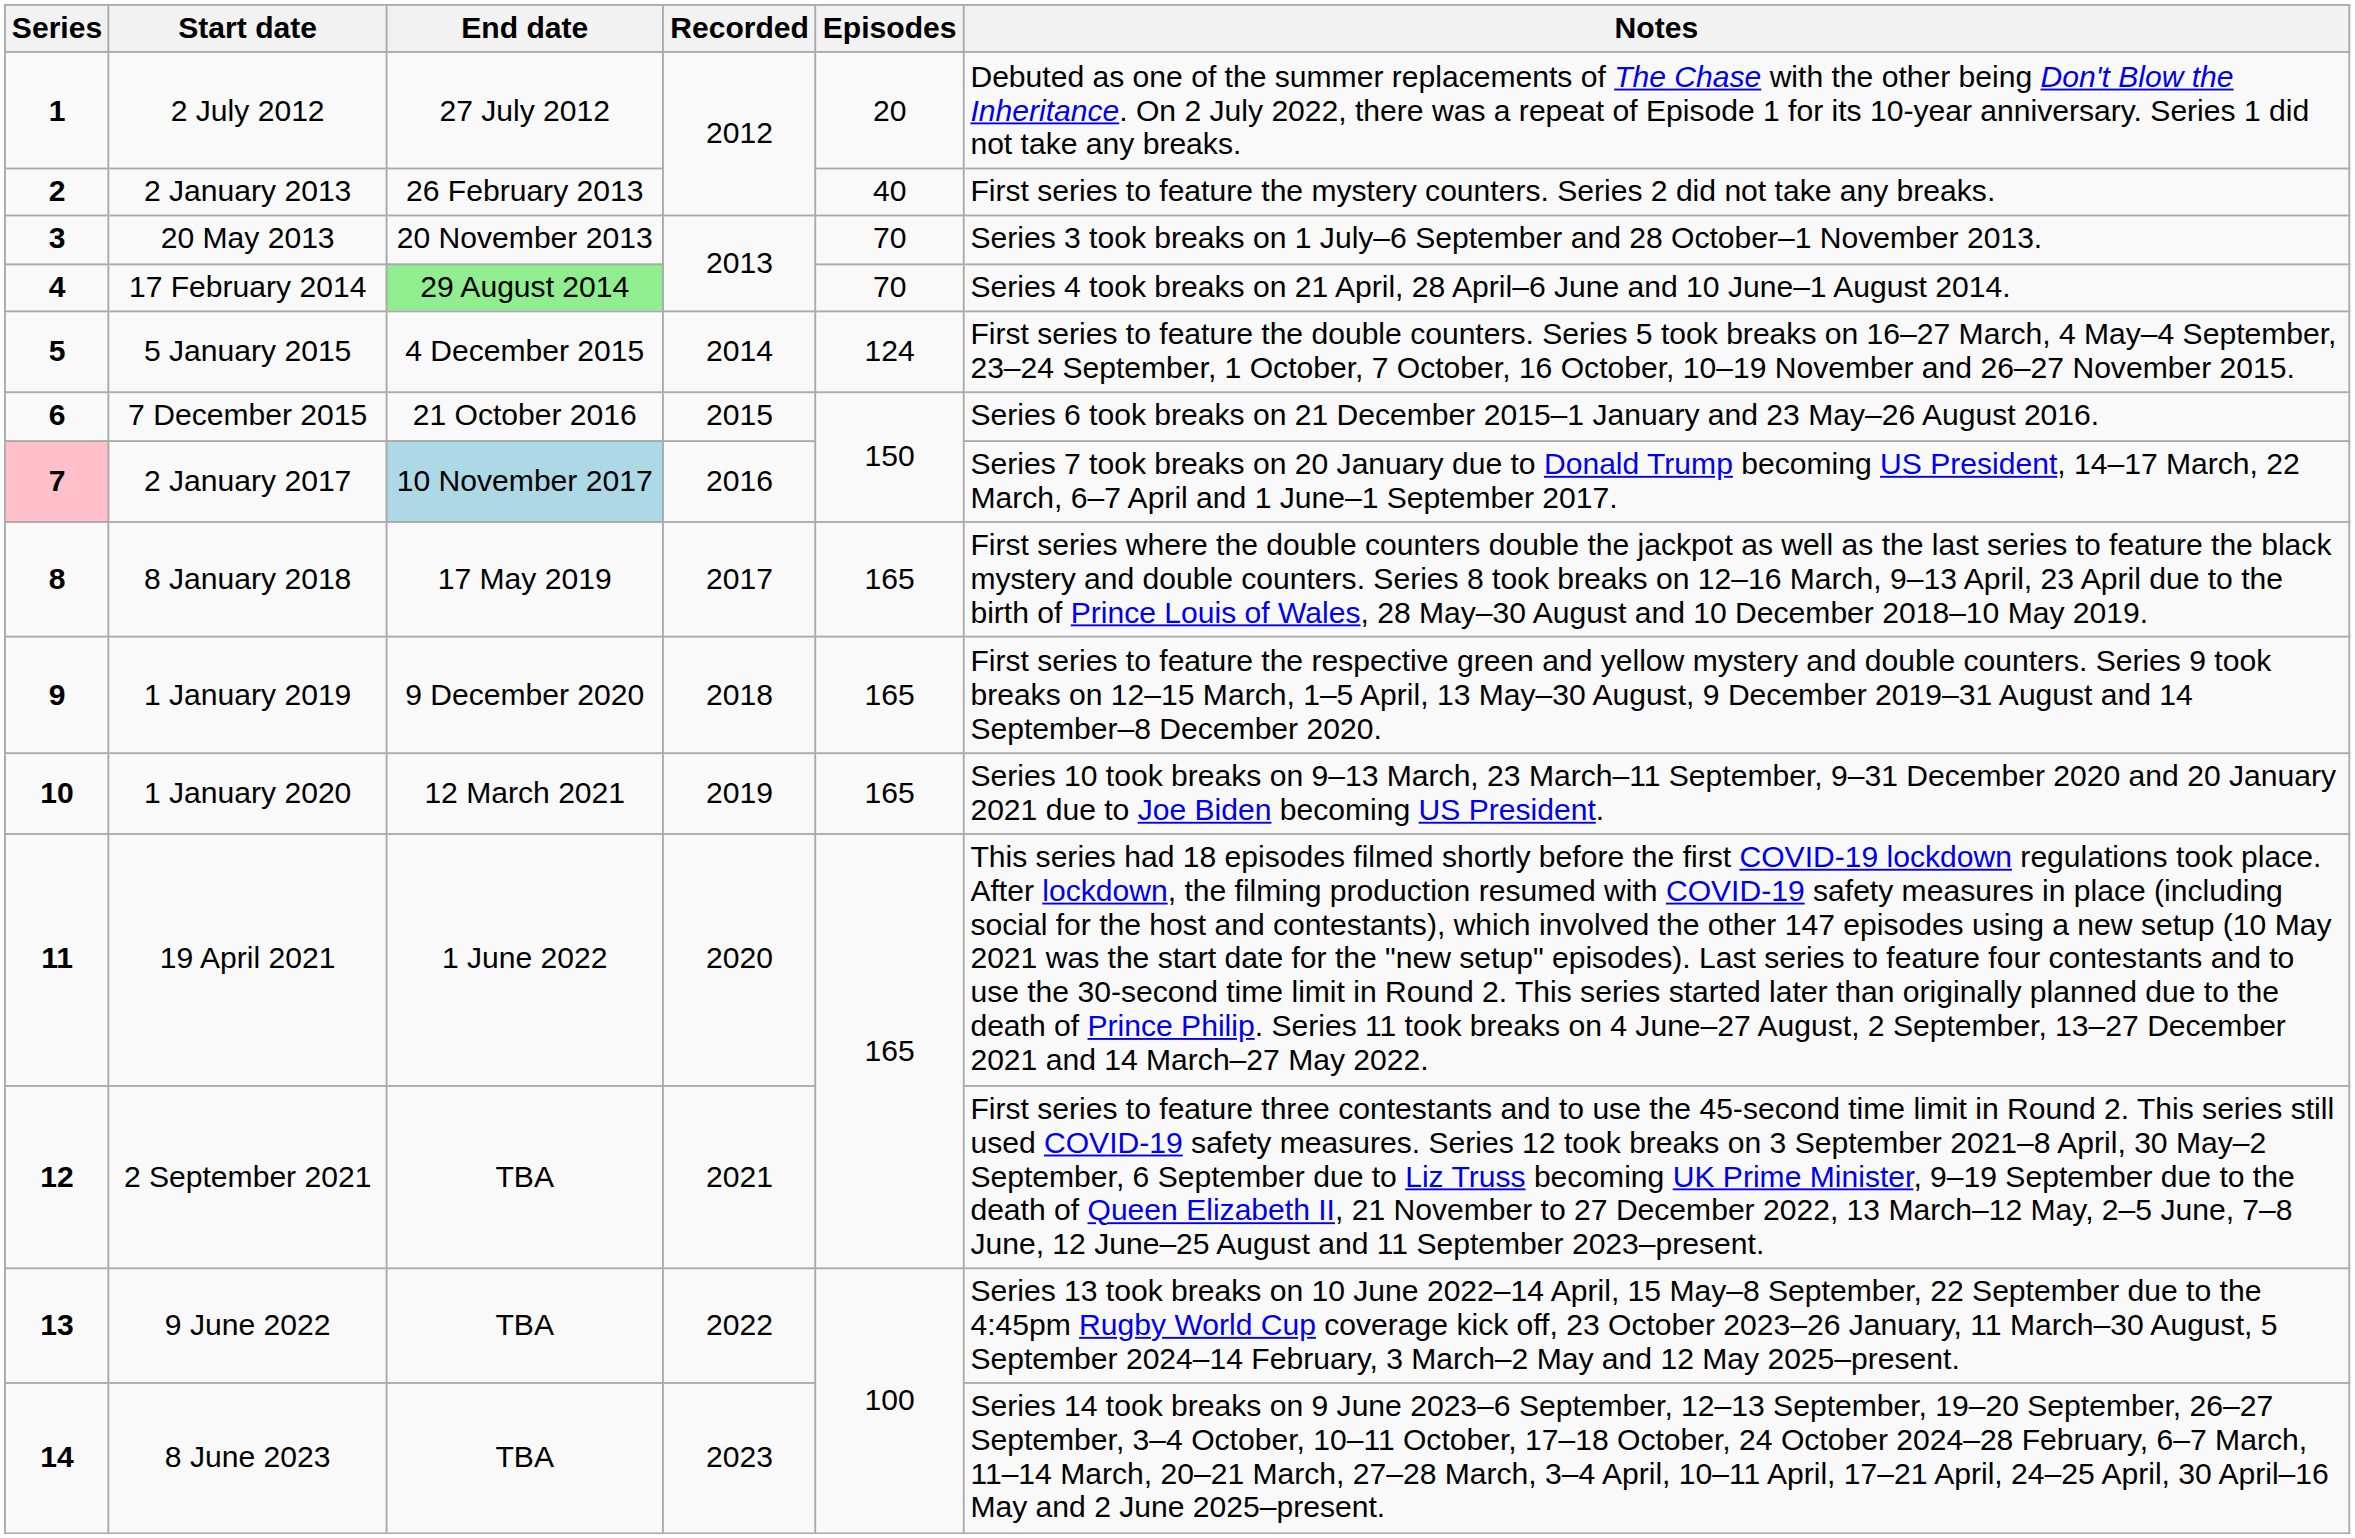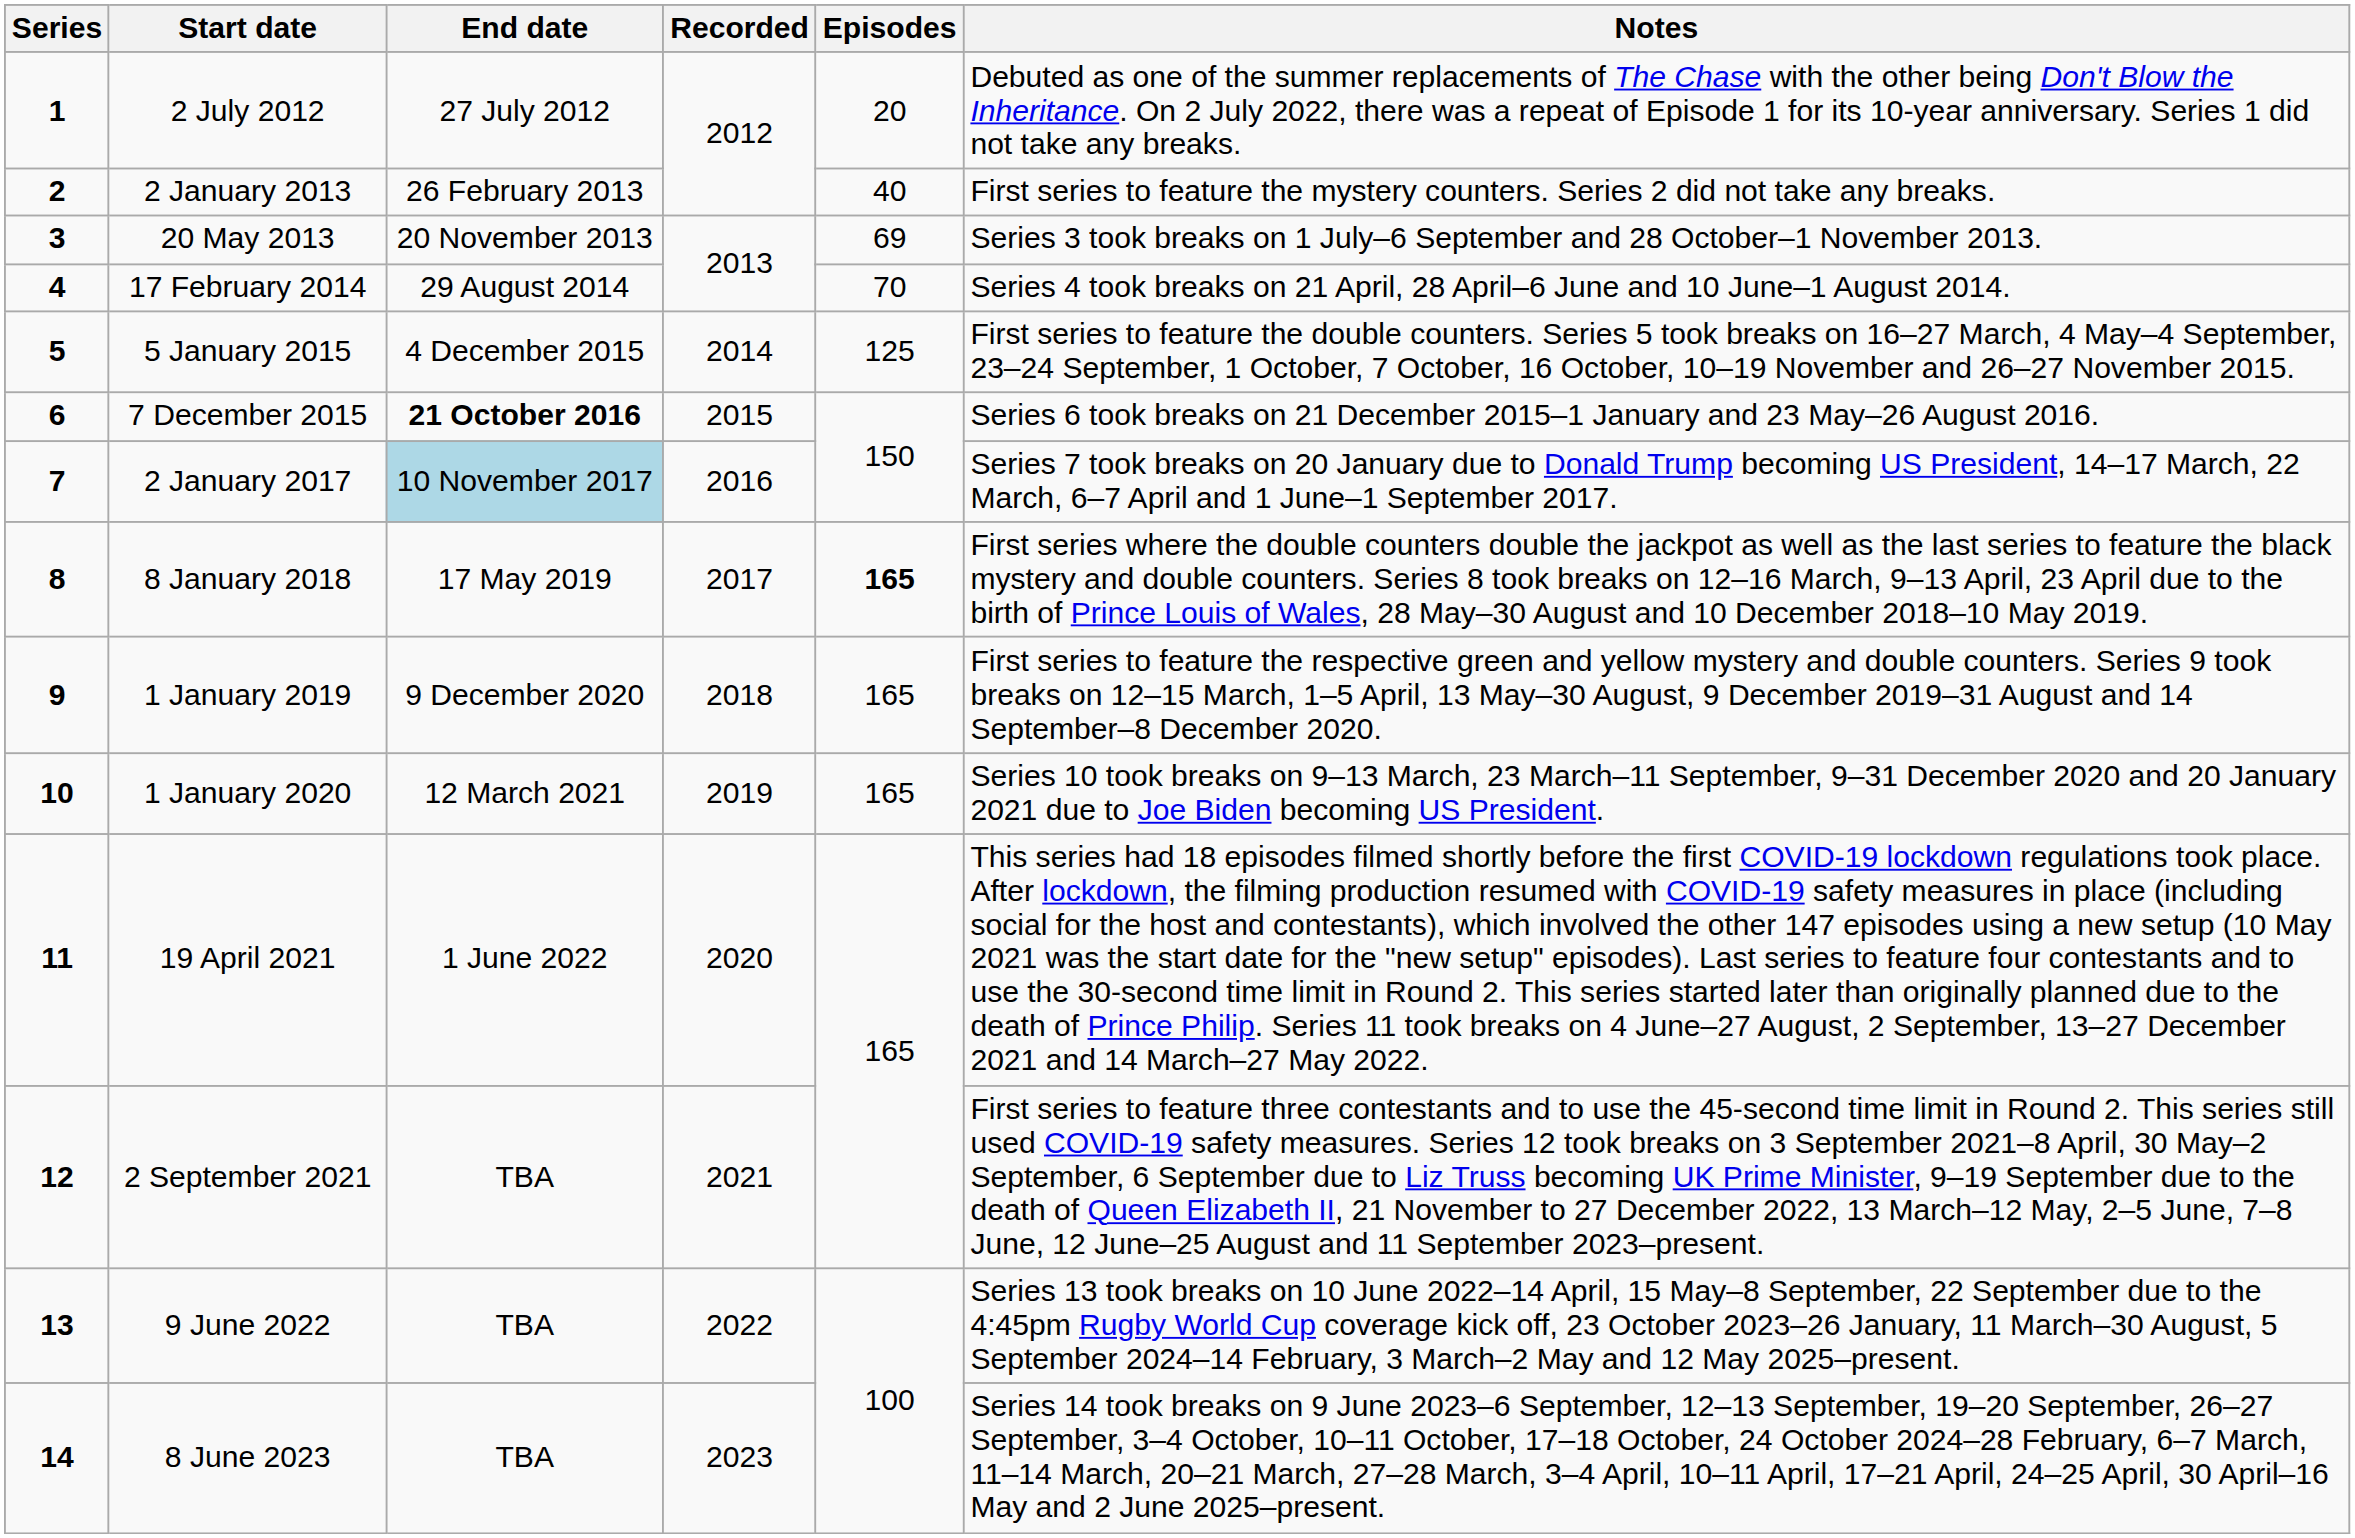(890, 239) 70 -> (890, 239) 69
(525, 286) lightgreen background -> (525, 286) no background
(890, 351) 124 -> (890, 351) 125
(525, 416) normal -> (525, 416) bold
(57, 480) pink background -> (57, 480) no background
(890, 579) normal -> (890, 579) bold
